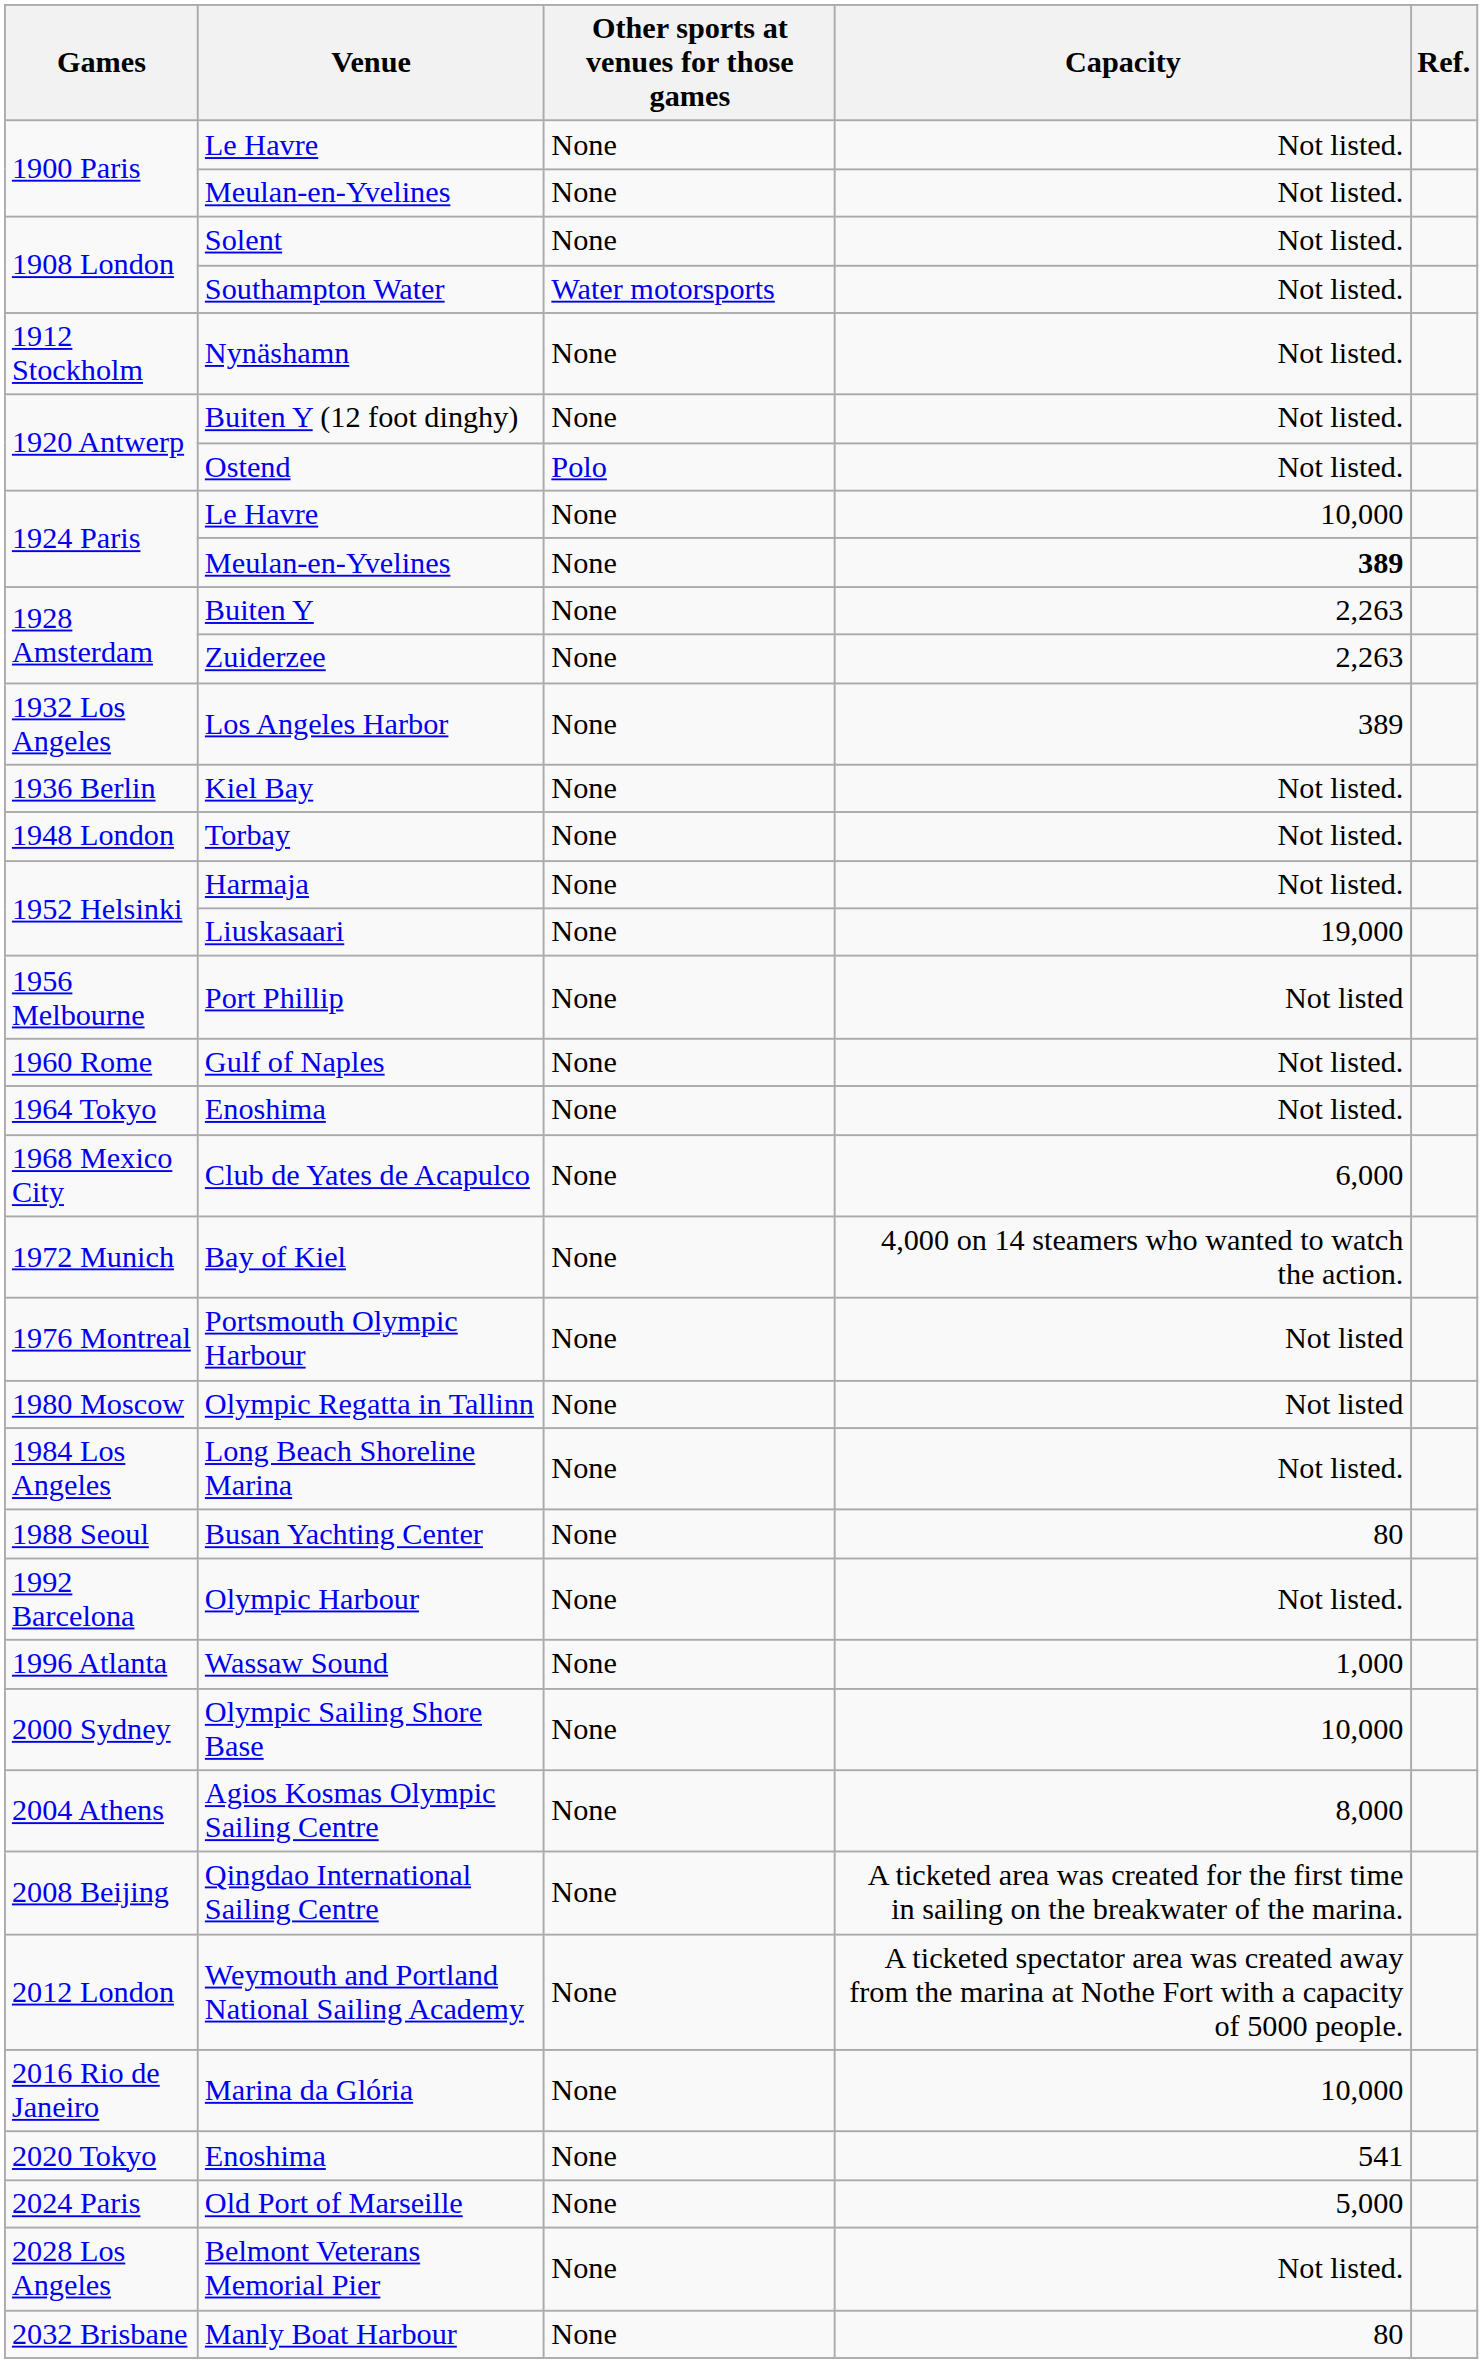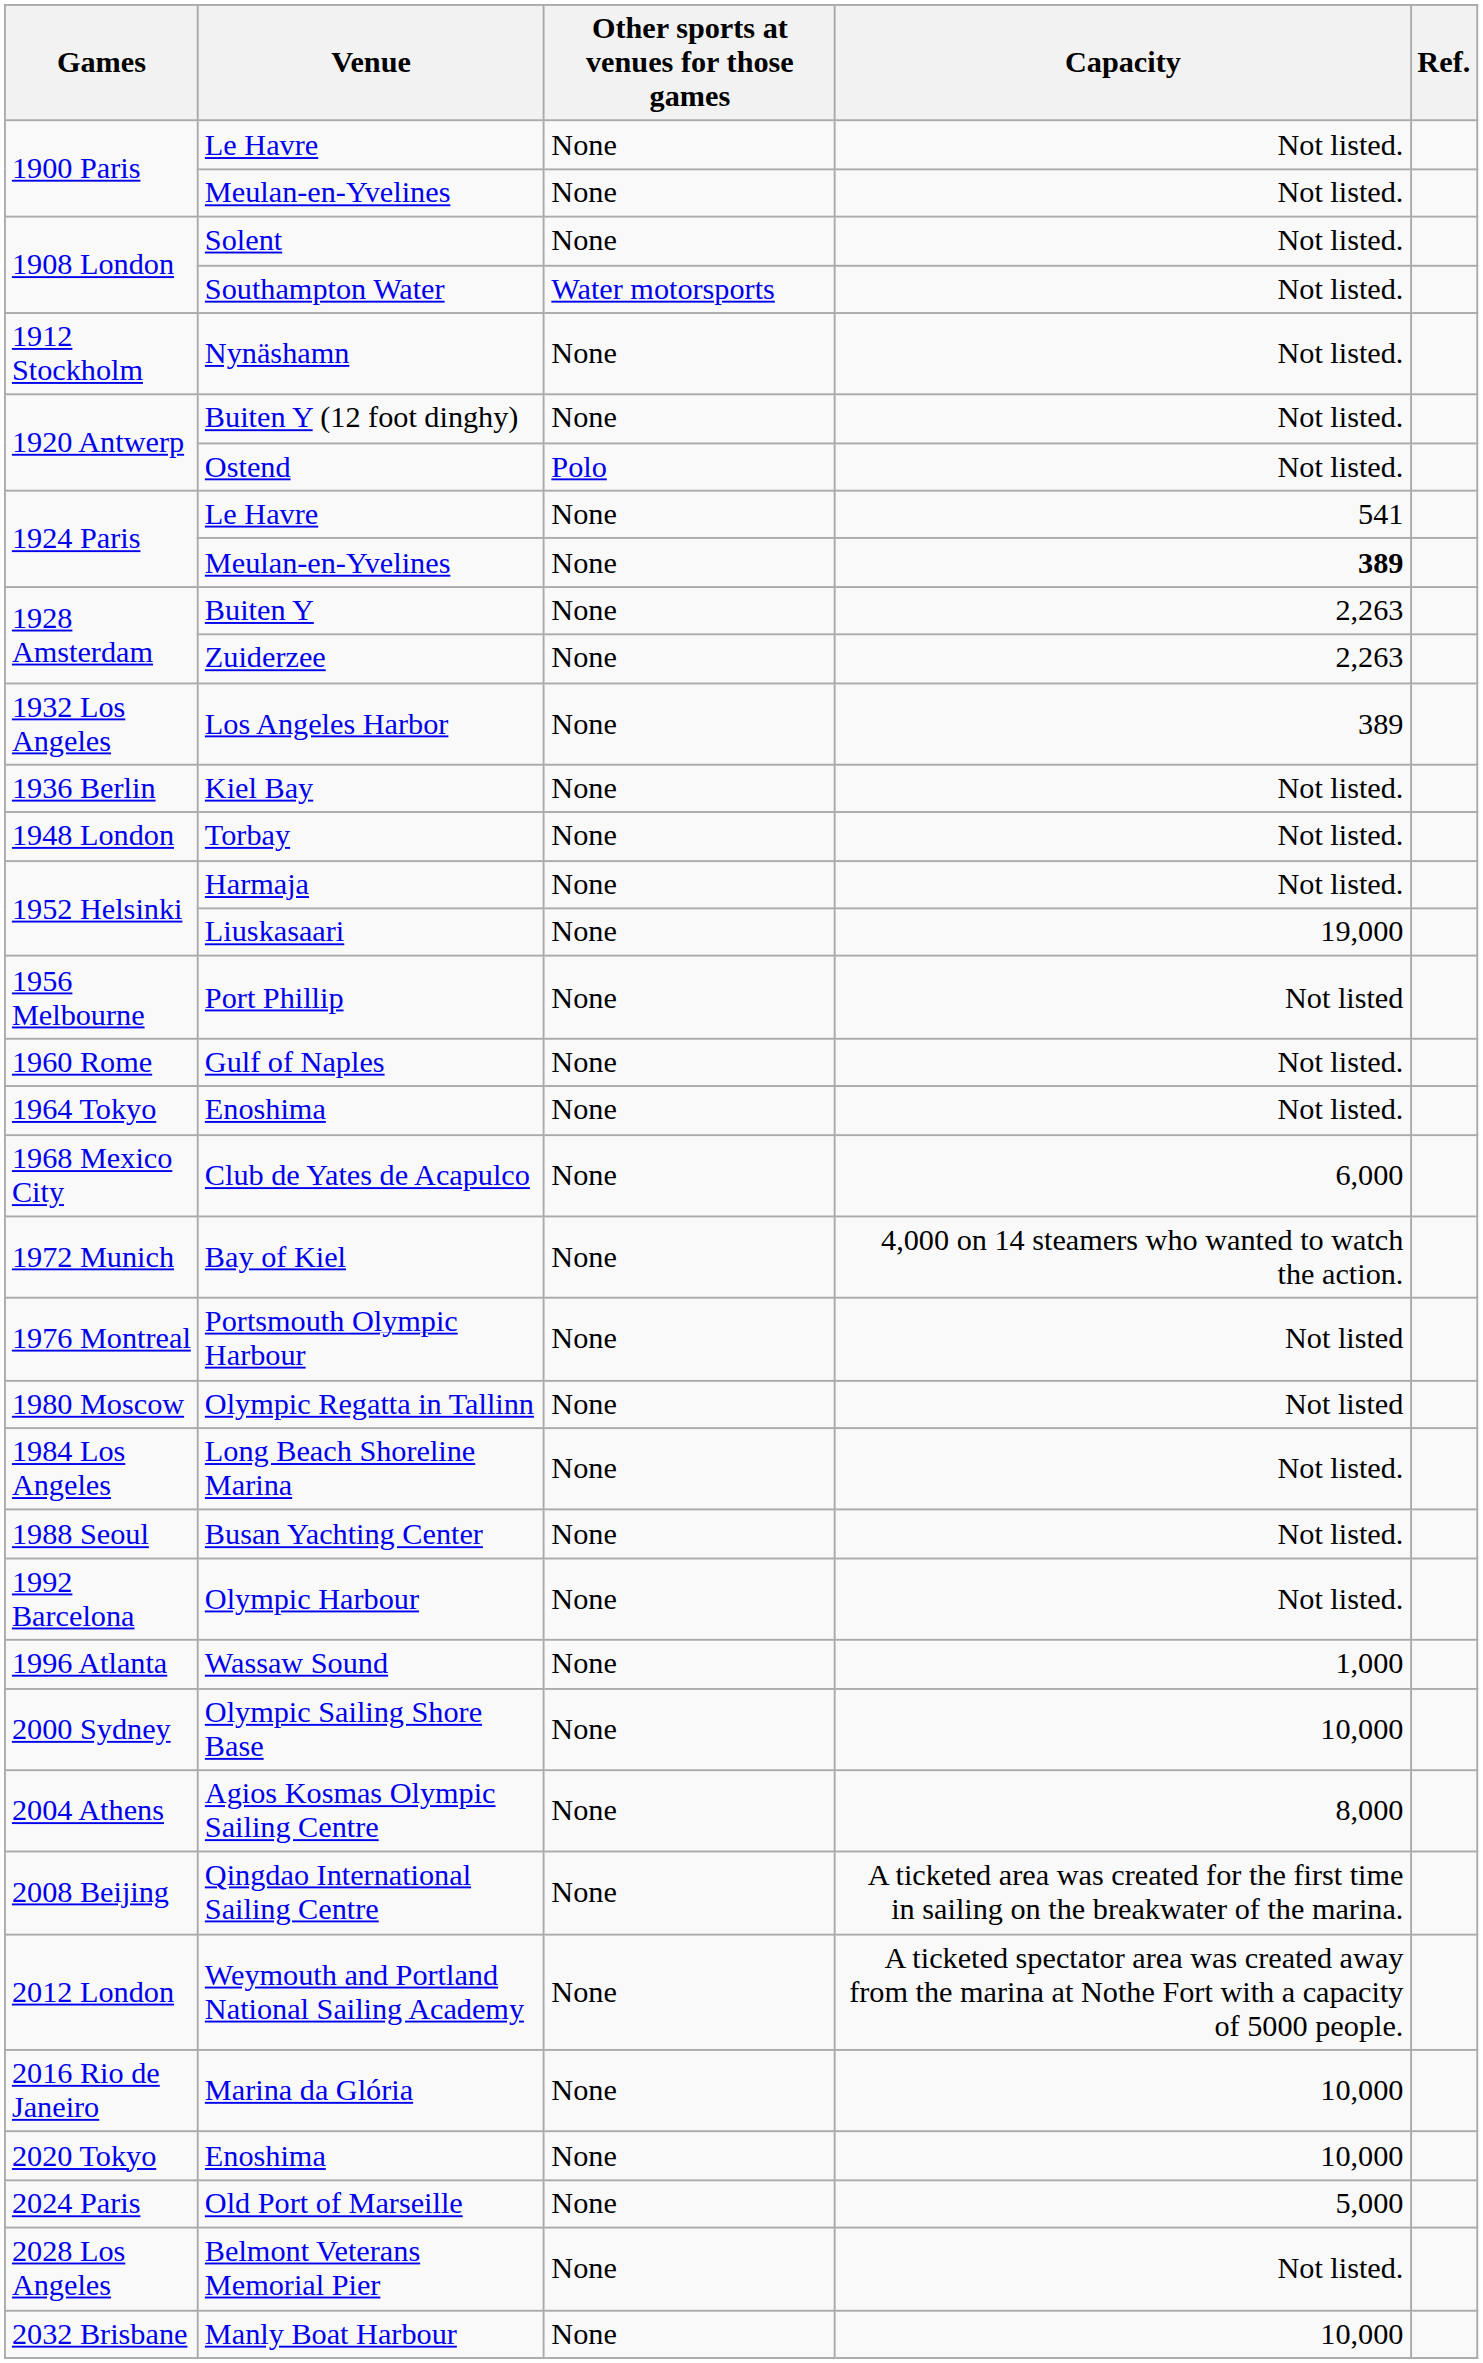(1362, 514) 10,000 -> (1381, 514) 541
(1388, 1533) 80 -> (1340, 1533) Not listed.
(1381, 2155) 541 -> (1362, 2155) 10,000
(1388, 2333) 80 -> (1362, 2333) 10,000
